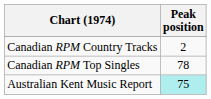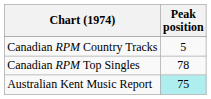(183, 46) 2 -> (183, 46) 5
